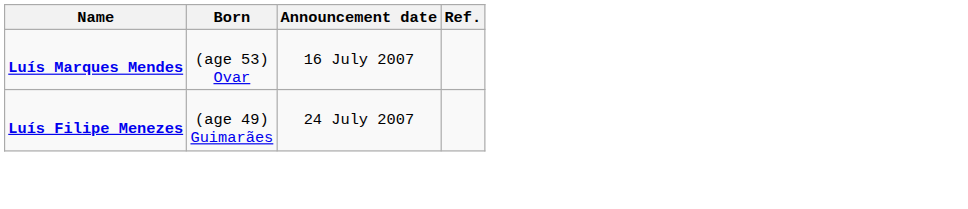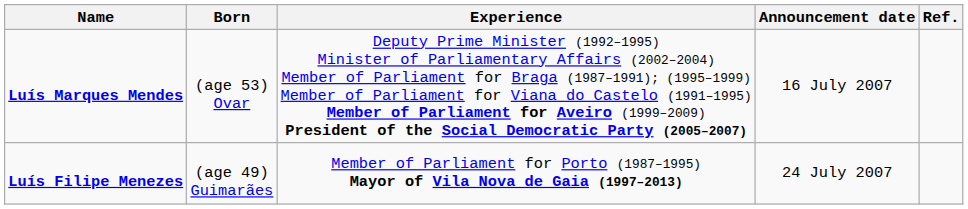+ column: (516, 17)
